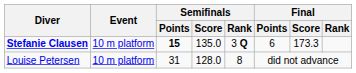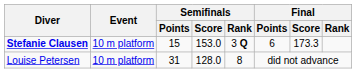(174, 45) bold -> (174, 45) normal
(208, 45) 135.0 -> (208, 45) 153.0
